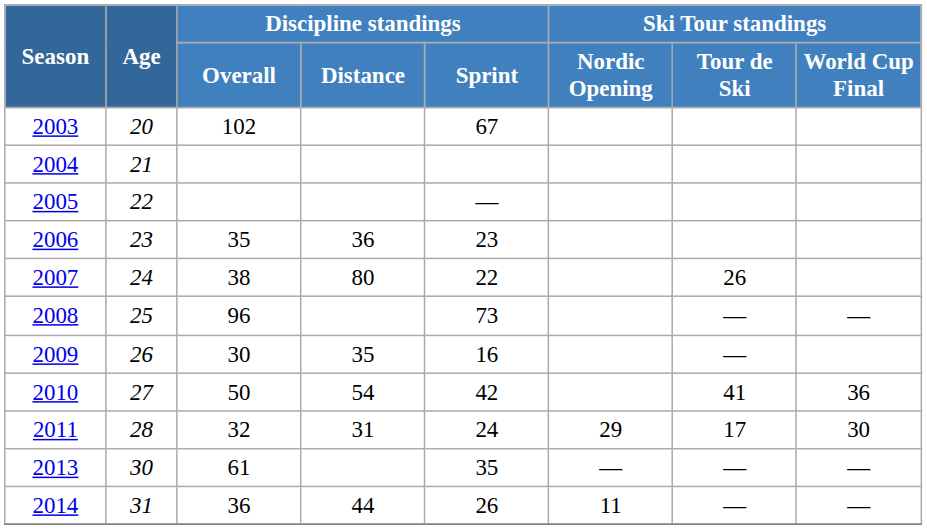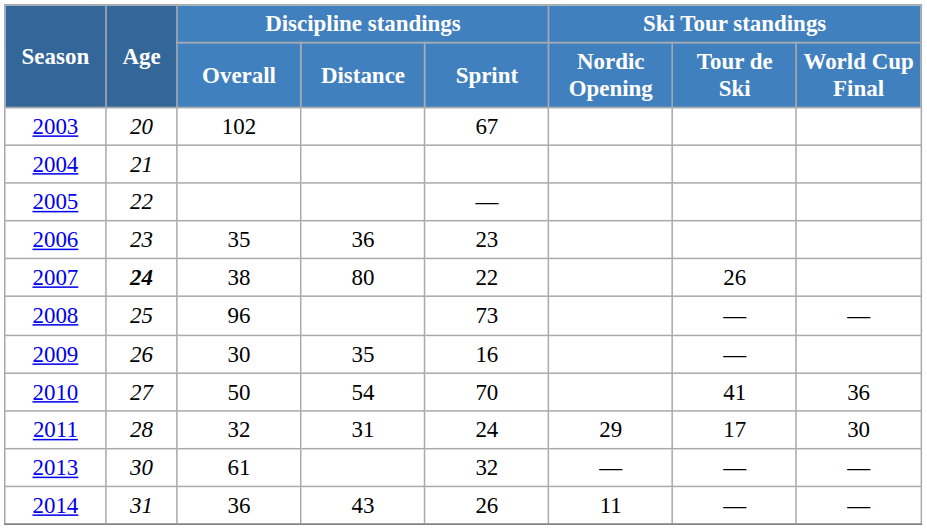(142, 277) normal -> (142, 277) bold
(487, 391) 42 -> (487, 391) 70
(487, 467) 35 -> (487, 467) 32
(363, 504) 44 -> (363, 504) 43
